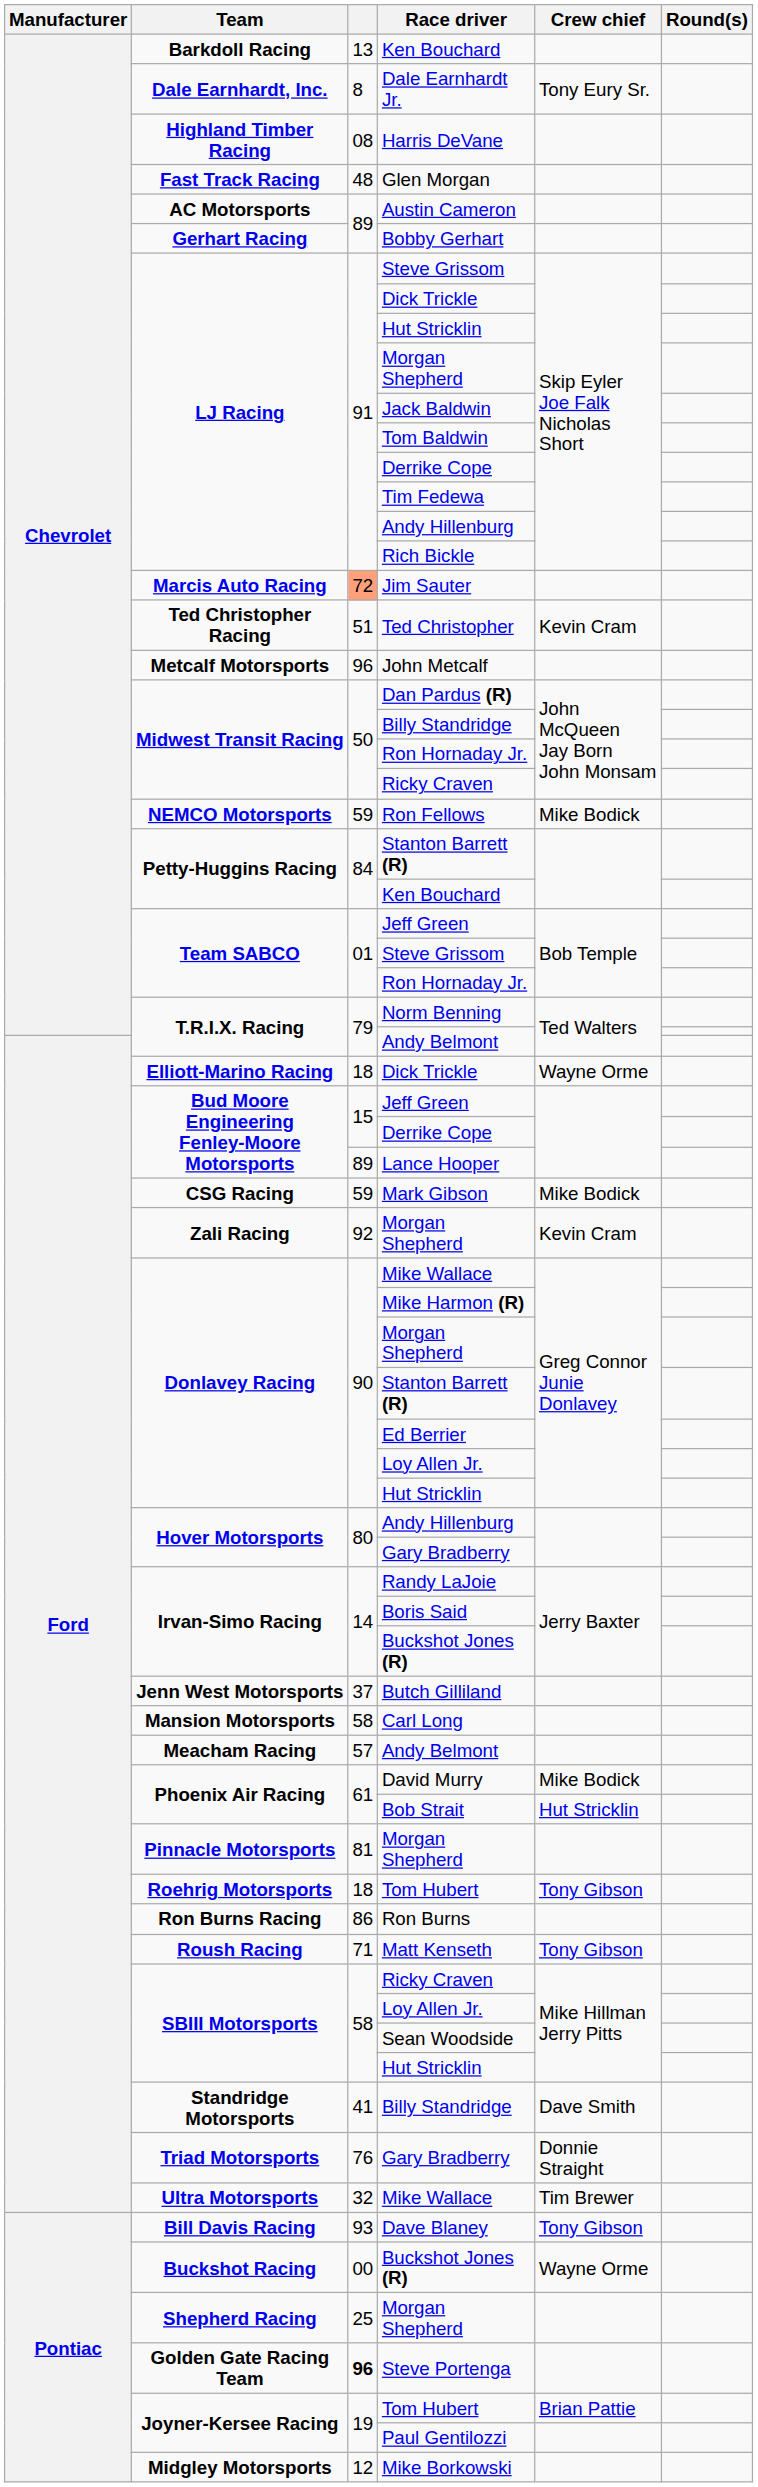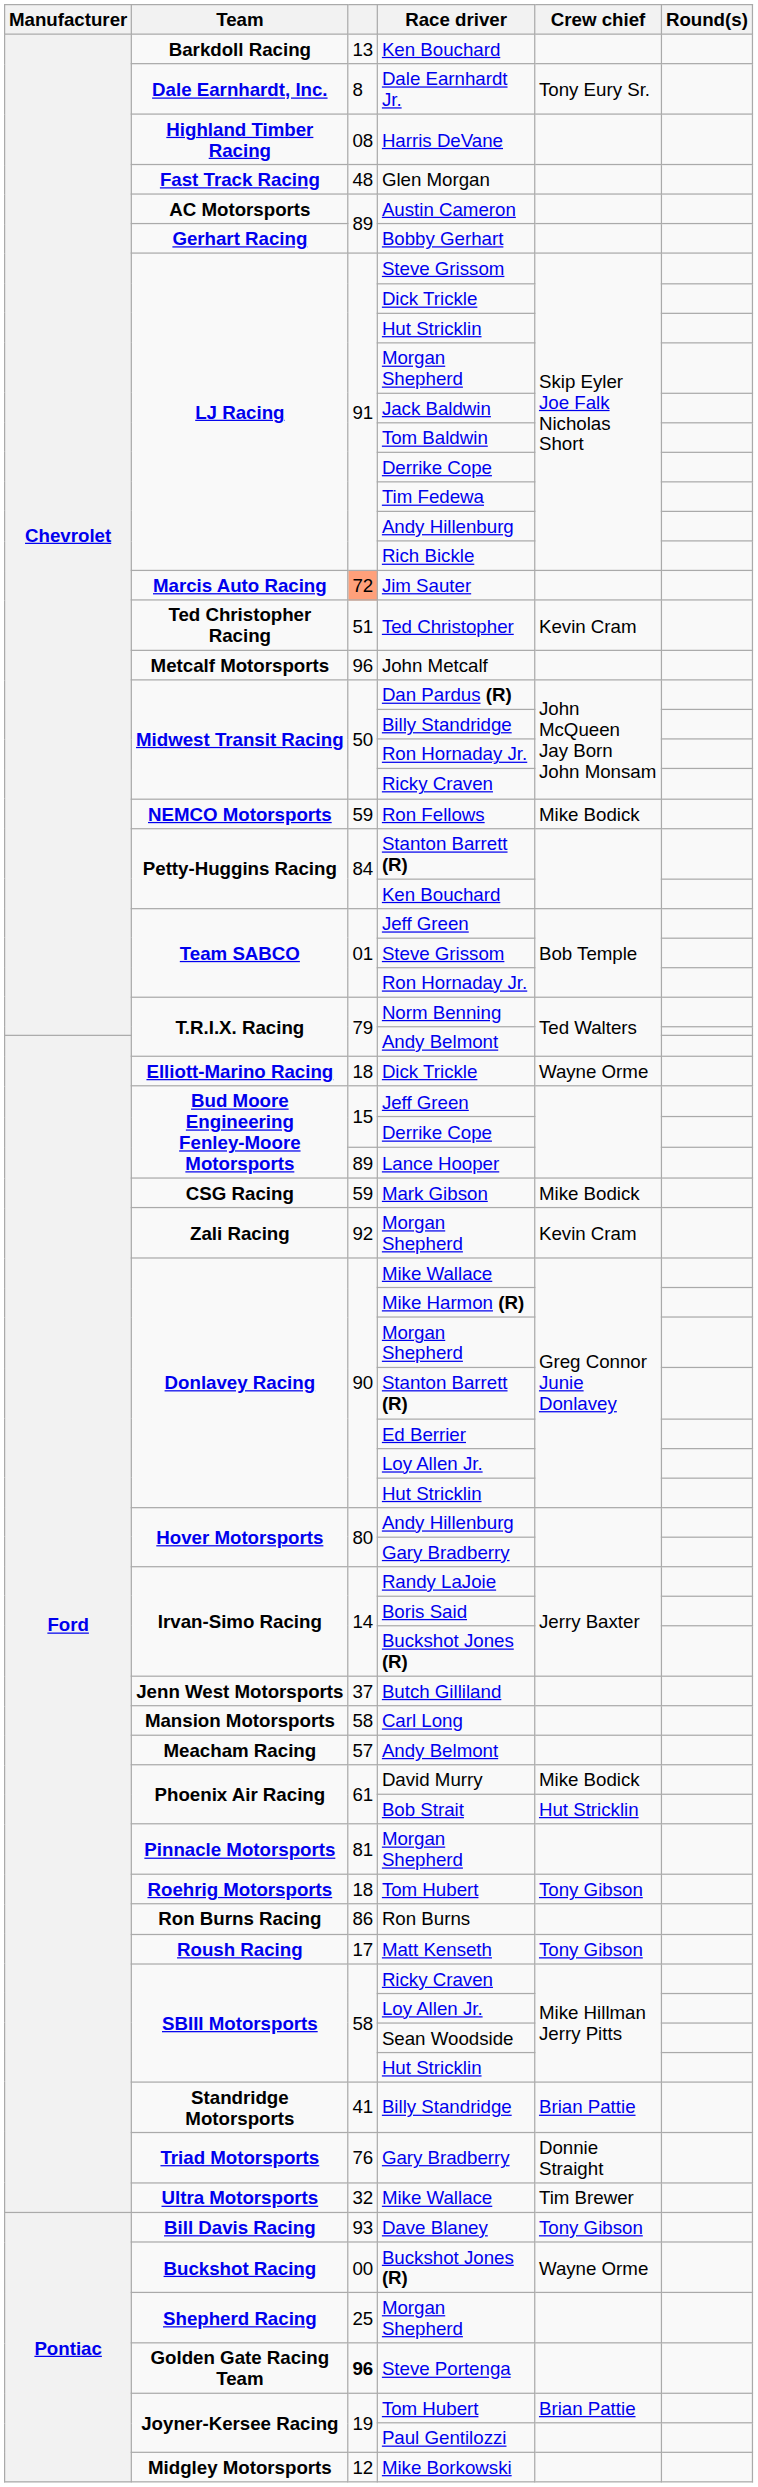(363, 1949) 71 -> (363, 1949) 17
(587, 2107) Dave Smith -> (587, 2107) Brian Pattie
